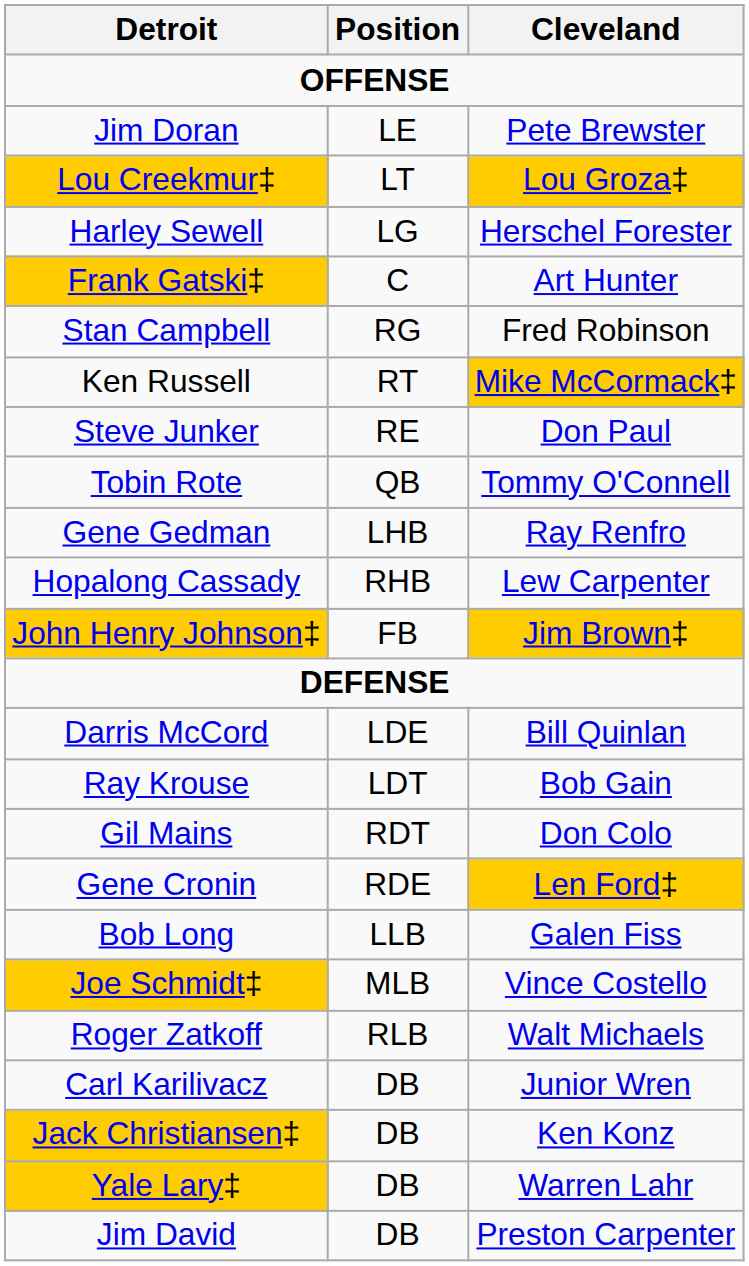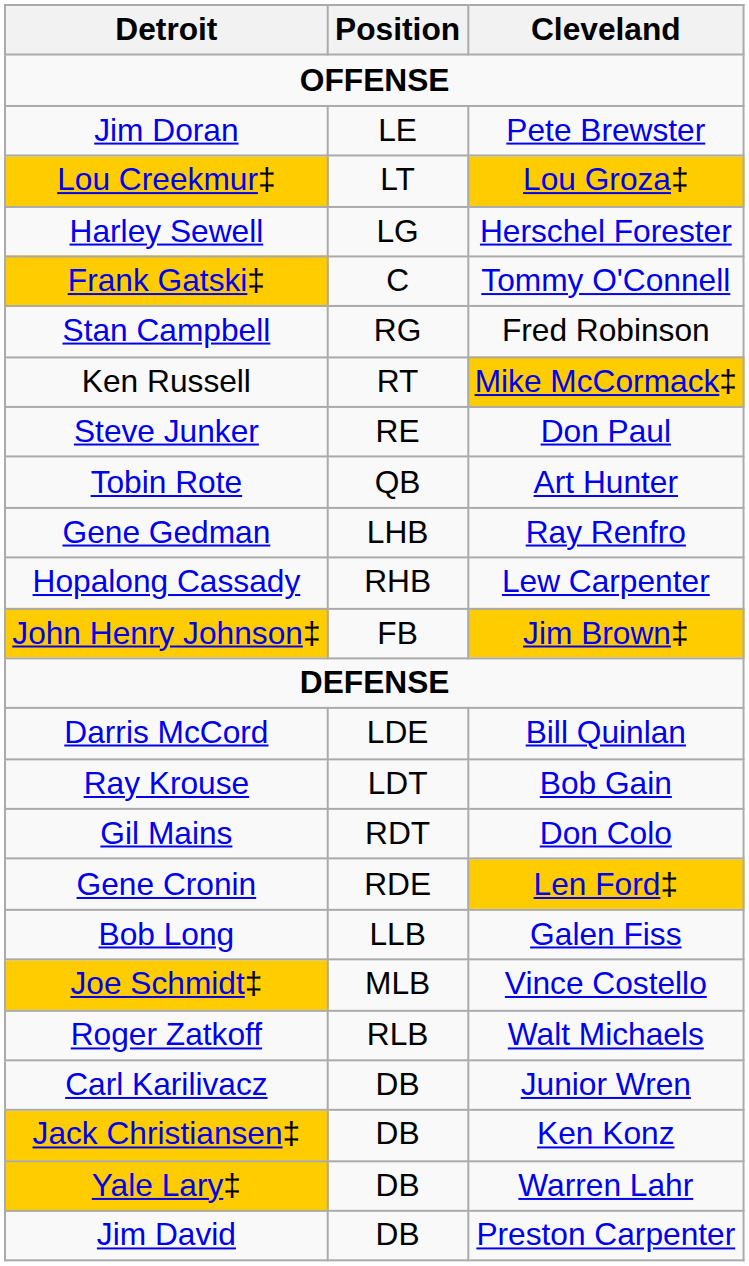(606, 280) Art Hunter -> (606, 280) Tommy O'Connell
(606, 481) Tommy O'Connell -> (606, 481) Art Hunter
